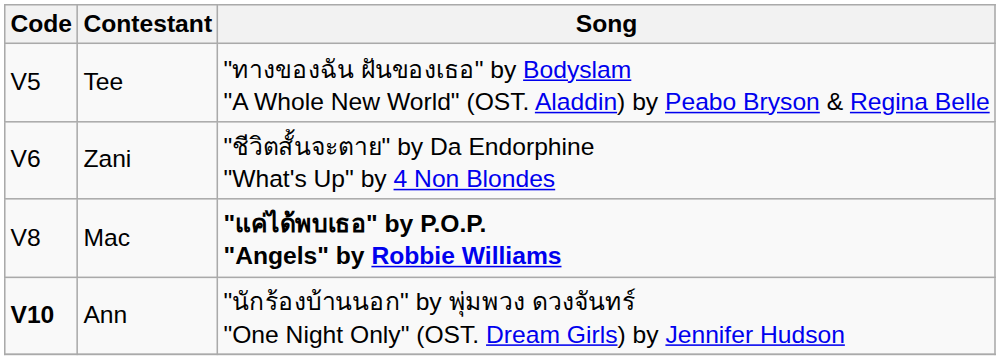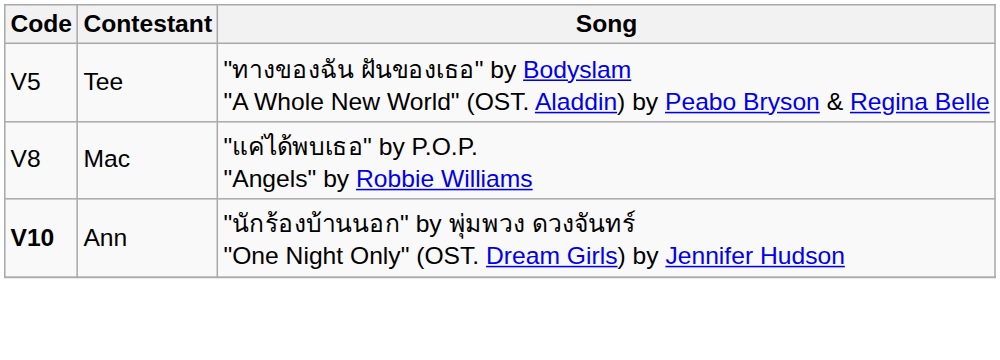- row: (107, 159)
(392, 240) bold -> (378, 163) normal
